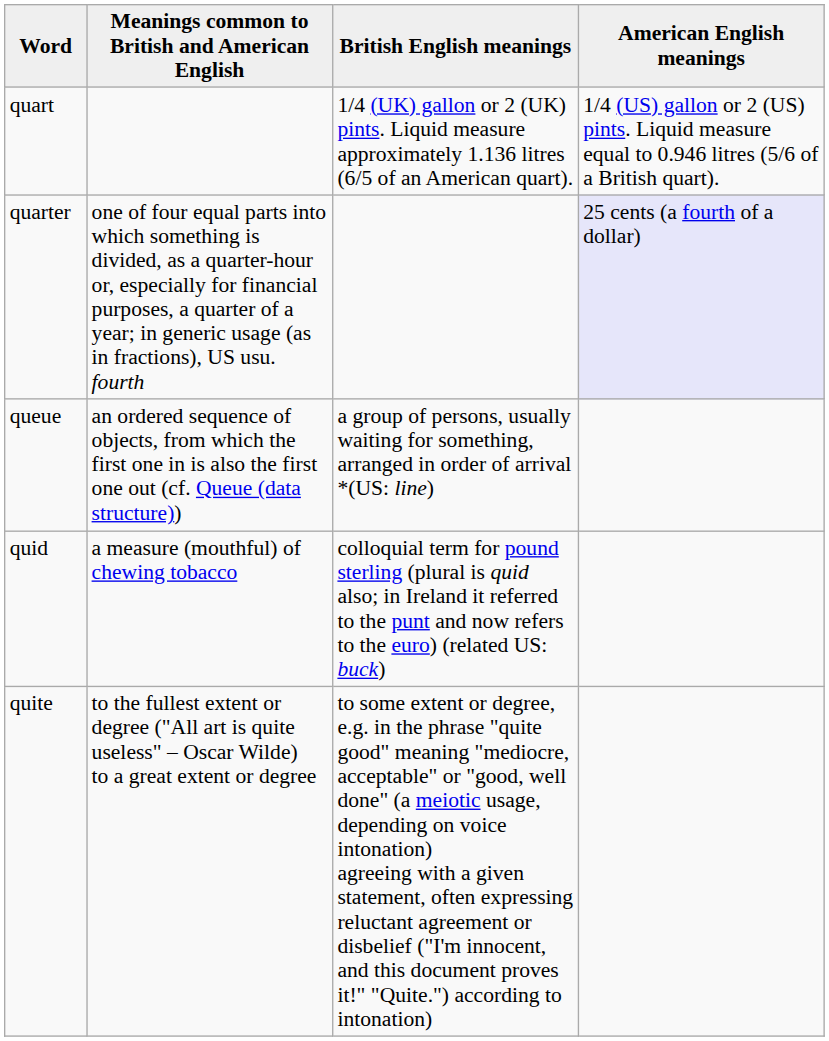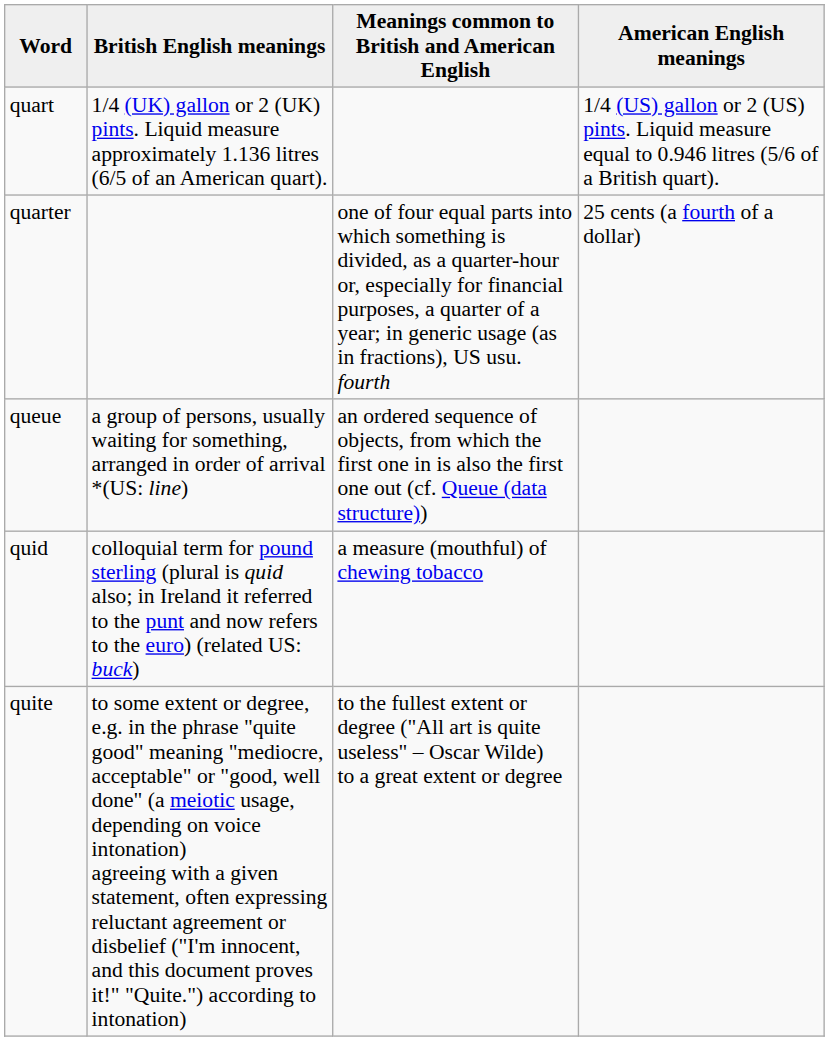columns swapped: (455, 45) <-> (210, 45)
(678, 223) lavender background -> (678, 223) no background
